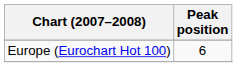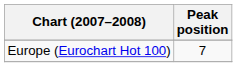(203, 51) 6 -> (203, 51) 7
